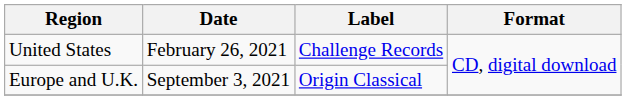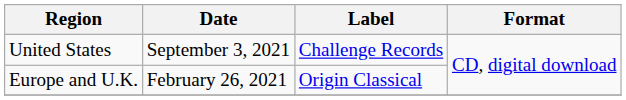(217, 49) February 26, 2021 -> (218, 49) September 3, 2021
(218, 79) September 3, 2021 -> (217, 79) February 26, 2021
